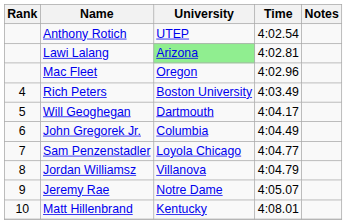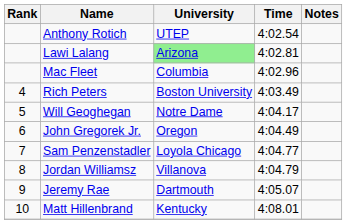(177, 72) Oregon -> (182, 72) Columbia
(185, 111) Dartmouth -> (189, 111) Notre Dame
(182, 131) Columbia -> (177, 131) Oregon
(189, 190) Notre Dame -> (185, 190) Dartmouth
